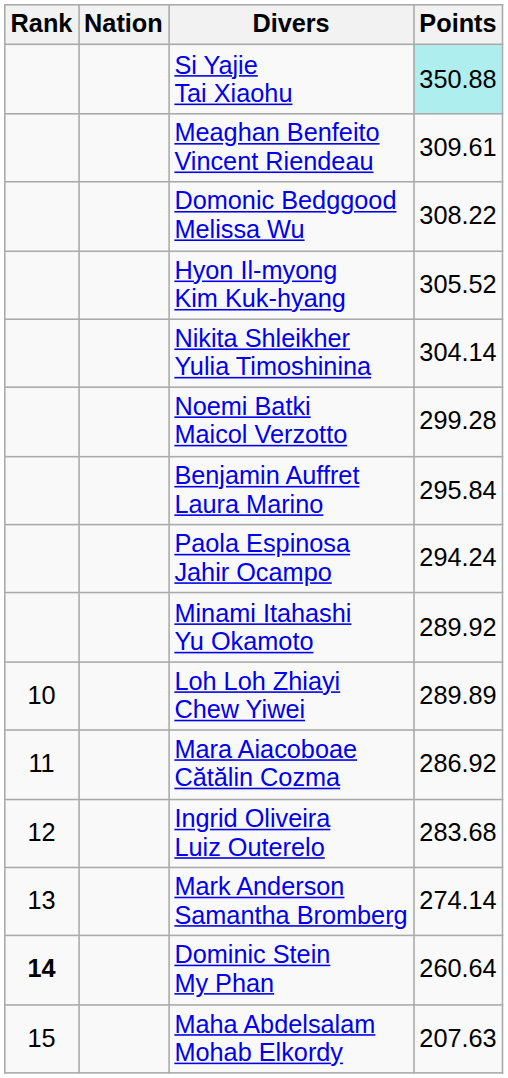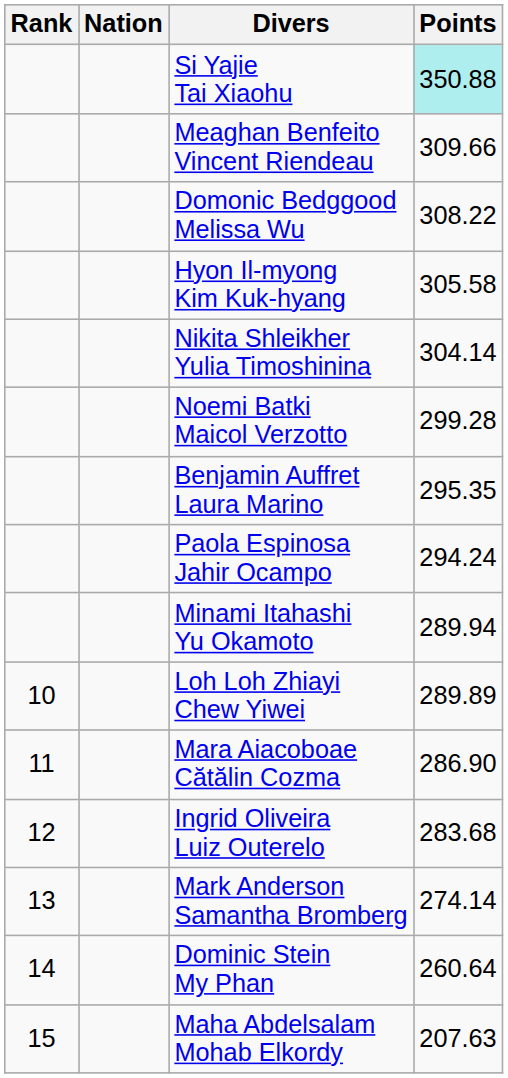(458, 147) 309.61 -> (458, 147) 309.66
(458, 284) 305.52 -> (458, 284) 305.58
(458, 490) 295.84 -> (458, 490) 295.35
(458, 627) 289.92 -> (458, 627) 289.94
(458, 764) 286.92 -> (458, 764) 286.90
(42, 969) bold -> (42, 969) normal
